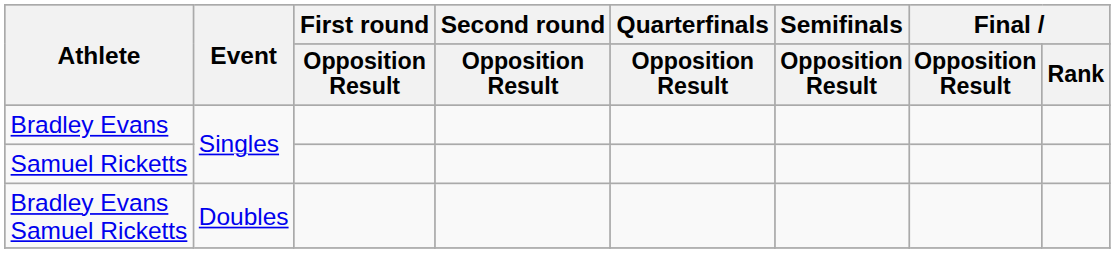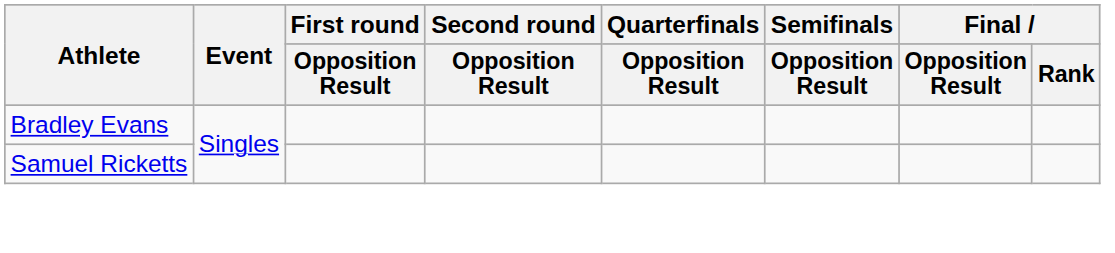- row: (99, 216)
